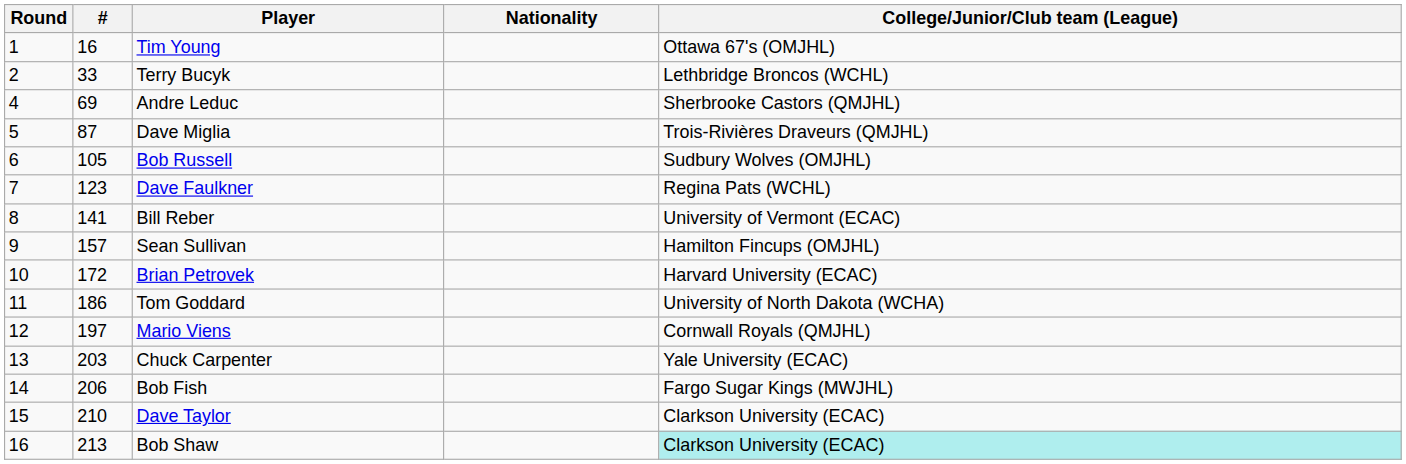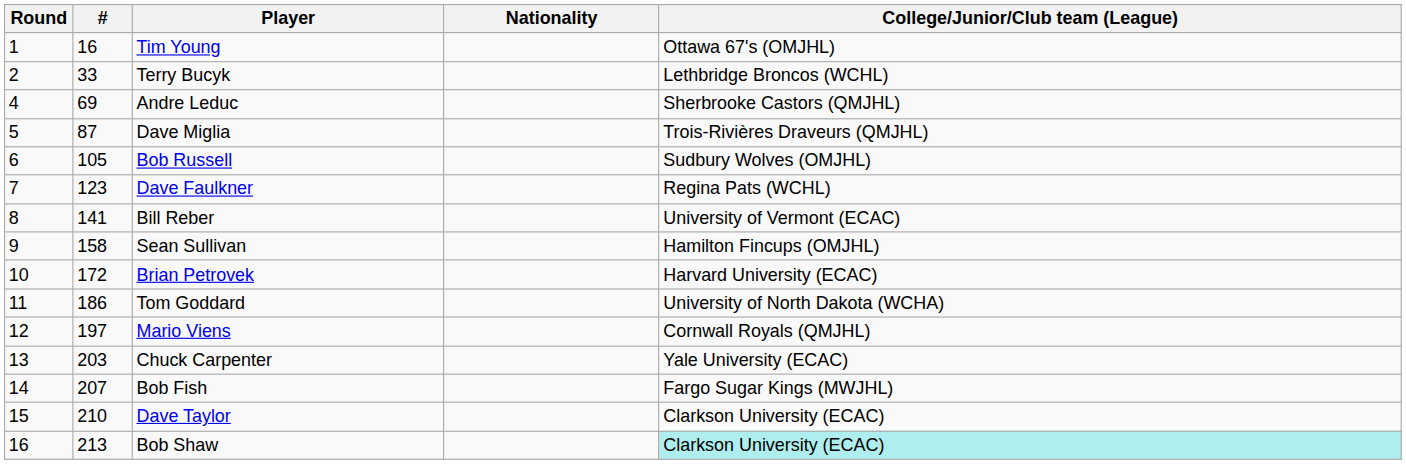(92, 246) 157 -> (92, 246) 158
(92, 388) 206 -> (92, 388) 207
